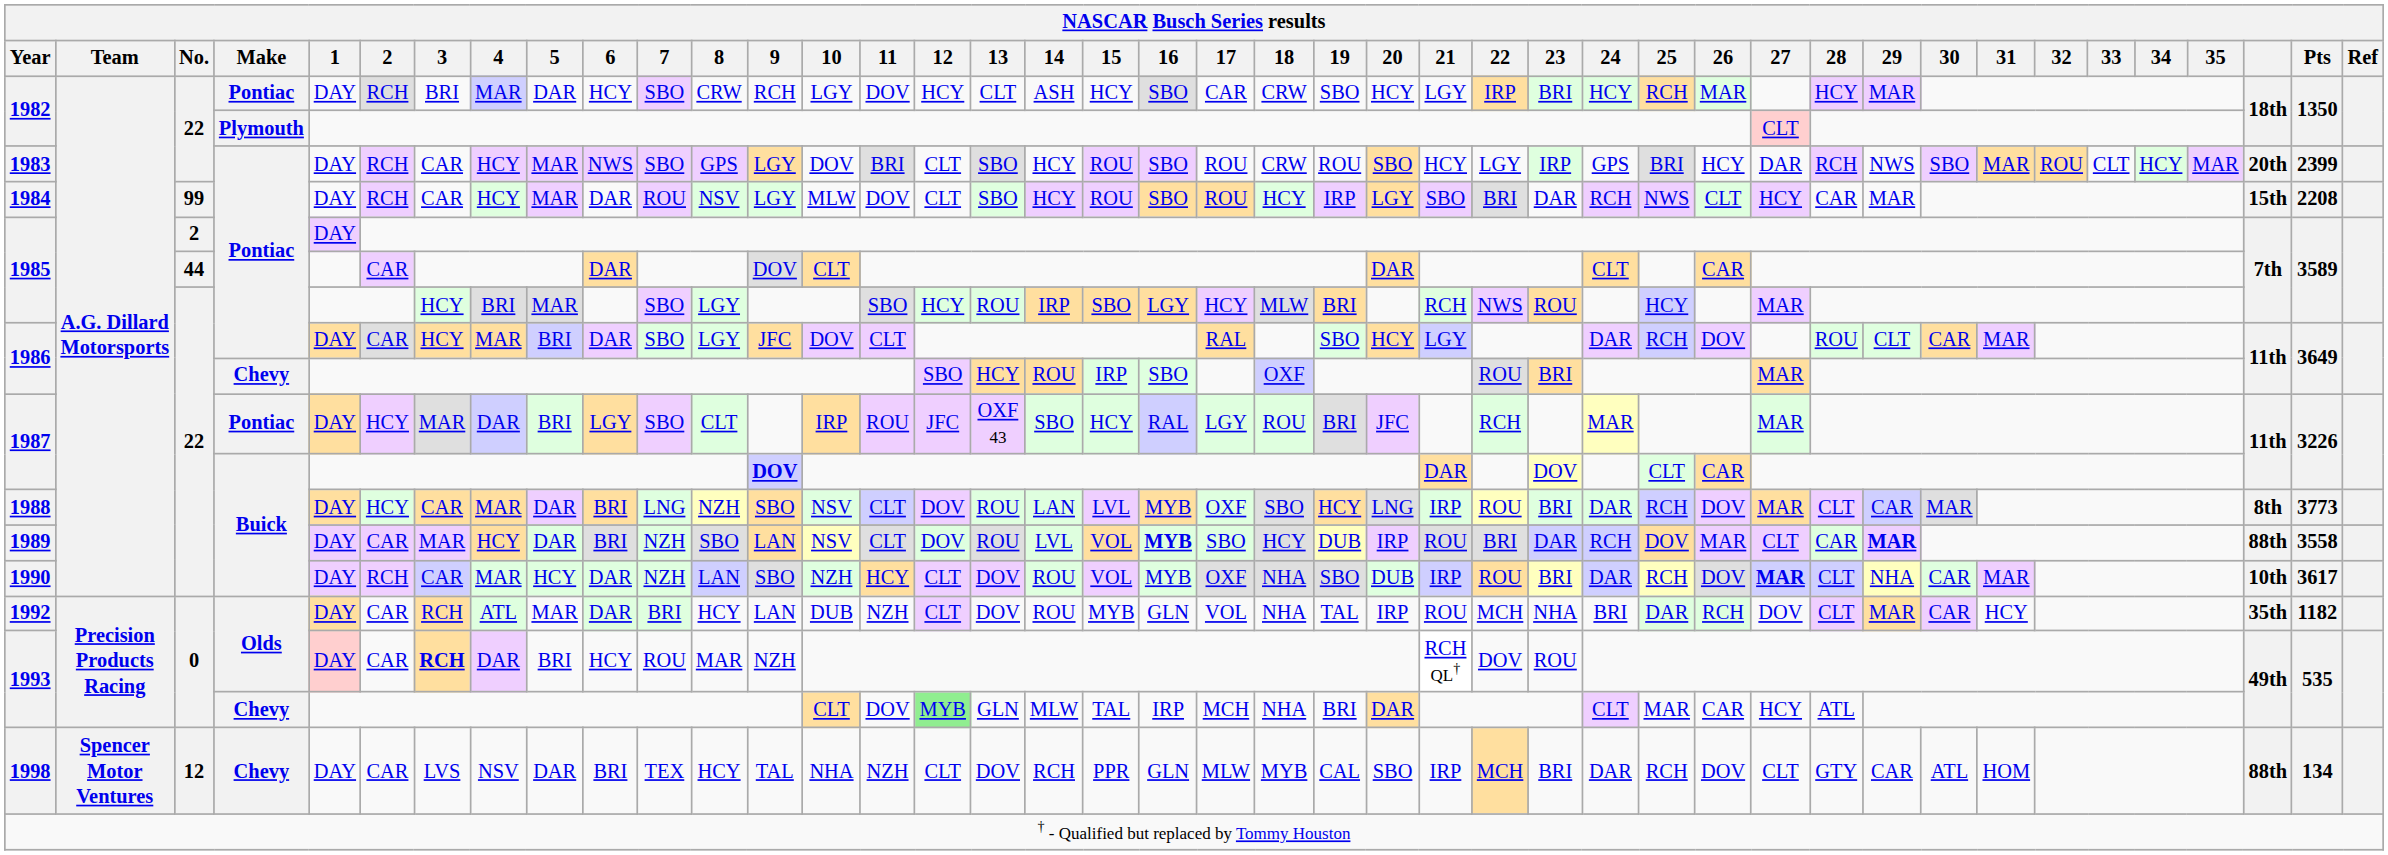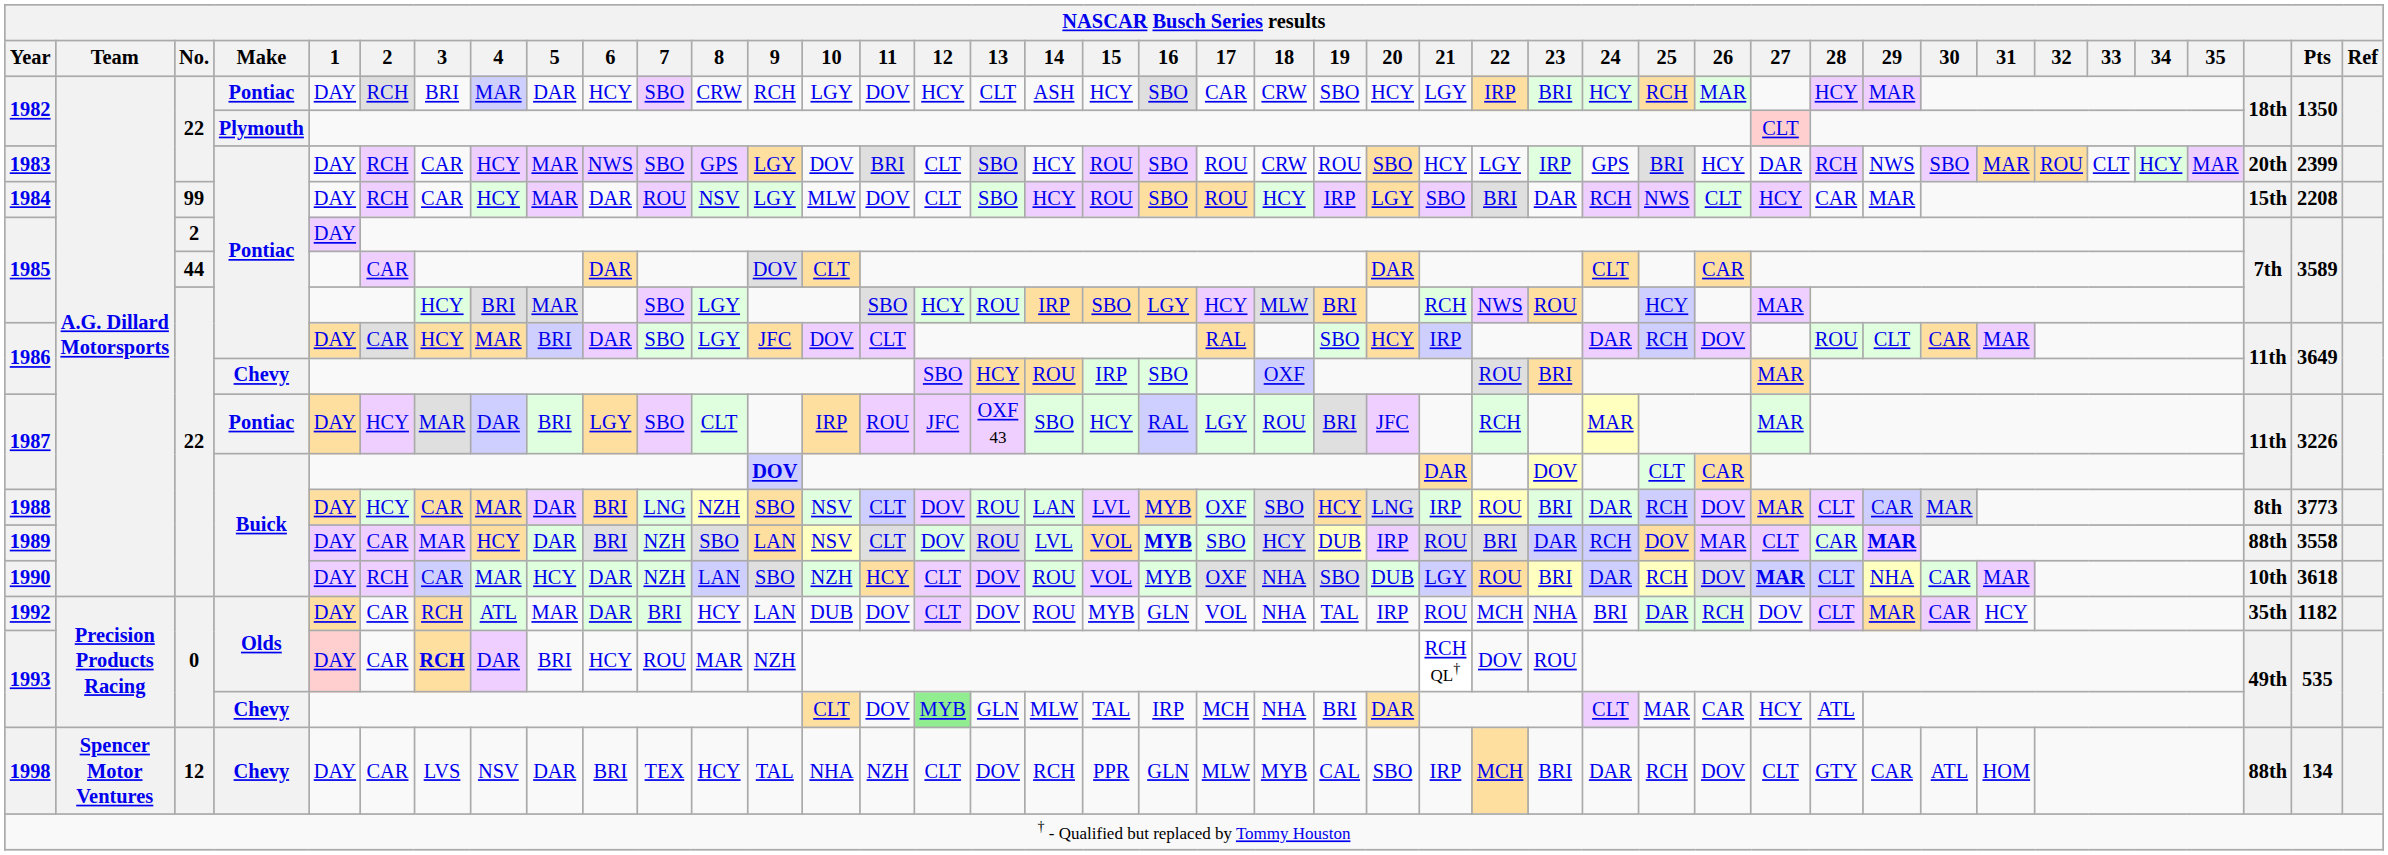(1445, 340) LGY -> (1445, 340) IRP
(1445, 577) IRP -> (1445, 577) LGY
(2317, 577) 3617 -> (2317, 577) 3618
(888, 612) NZH -> (888, 612) DOV
